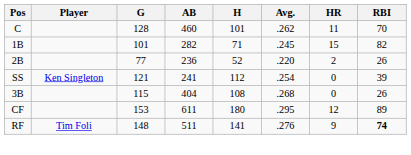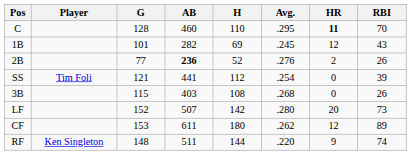(237, 28) 101 -> (237, 28) 110
(285, 28) .262 -> (285, 28) .295
(334, 28) normal -> (334, 28) bold
(237, 45) 71 -> (237, 45) 69
(334, 45) 15 -> (334, 45) 12
(382, 45) 82 -> (382, 45) 43
(189, 61) normal -> (189, 61) bold
(285, 61) .220 -> (285, 61) .276
(74, 77) Ken Singleton -> (74, 77) Tim Foli
(189, 77) 241 -> (189, 77) 441
(189, 93) 404 -> (189, 93) 403
+ row: (18, 110)
(285, 110) .295 -> (285, 126) .262
(74, 126) Tim Foli -> (74, 142) Ken Singleton
(237, 126) 141 -> (237, 142) 144
(285, 126) .276 -> (285, 142) .220
(382, 126) bold -> (382, 142) normal
